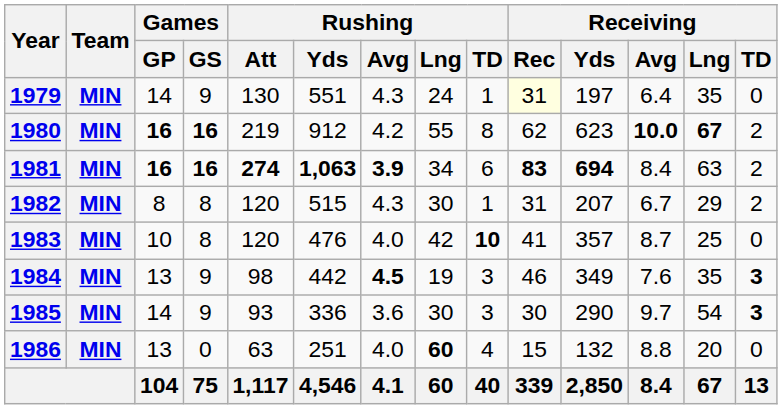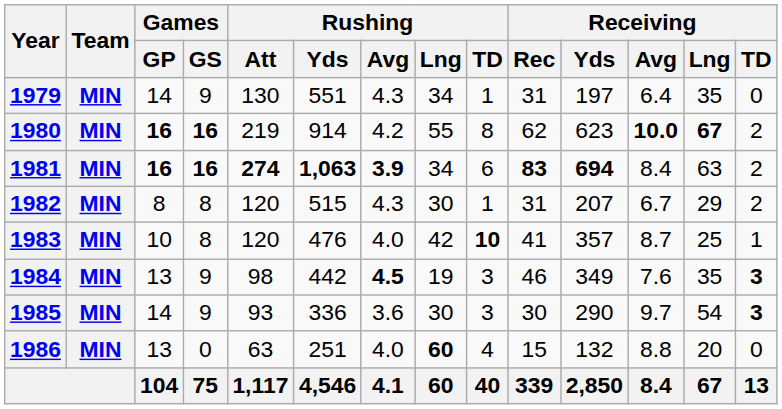(441, 95) 24 -> (441, 95) 34
(534, 95) lightyellow background -> (534, 95) no background
(328, 131) 912 -> (328, 131) 914
(756, 240) 0 -> (756, 240) 1
